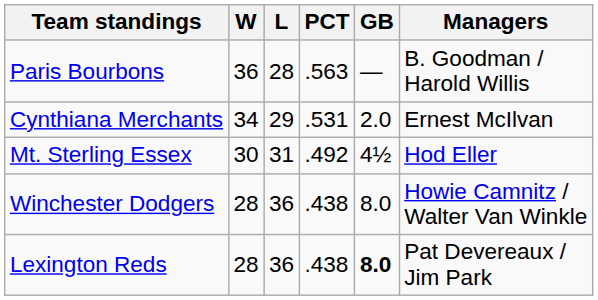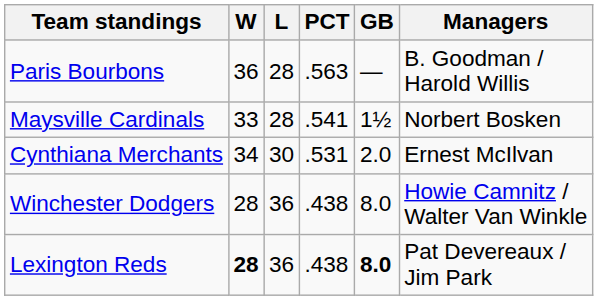+ row: (107, 119)
(282, 119) 29 -> (282, 155) 30
- row: (101, 155)
(246, 264) normal -> (246, 264) bold
